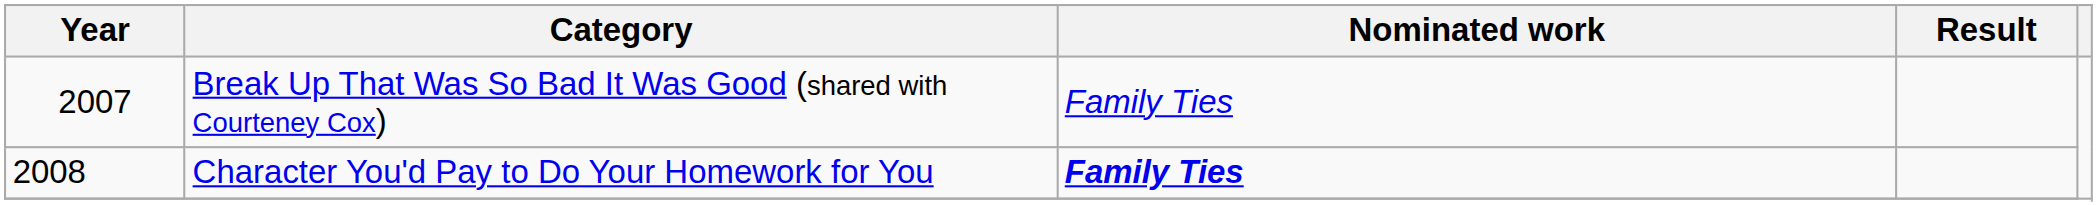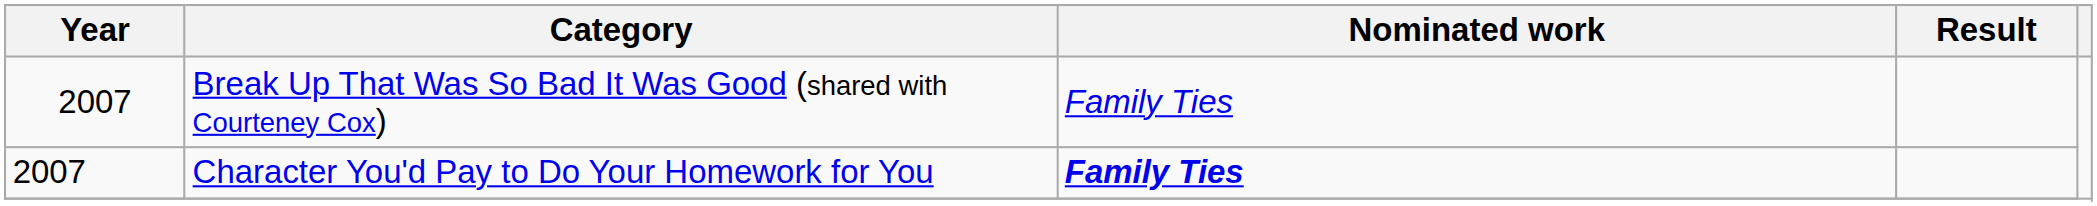(49, 172) 2008 -> (49, 172) 2007
